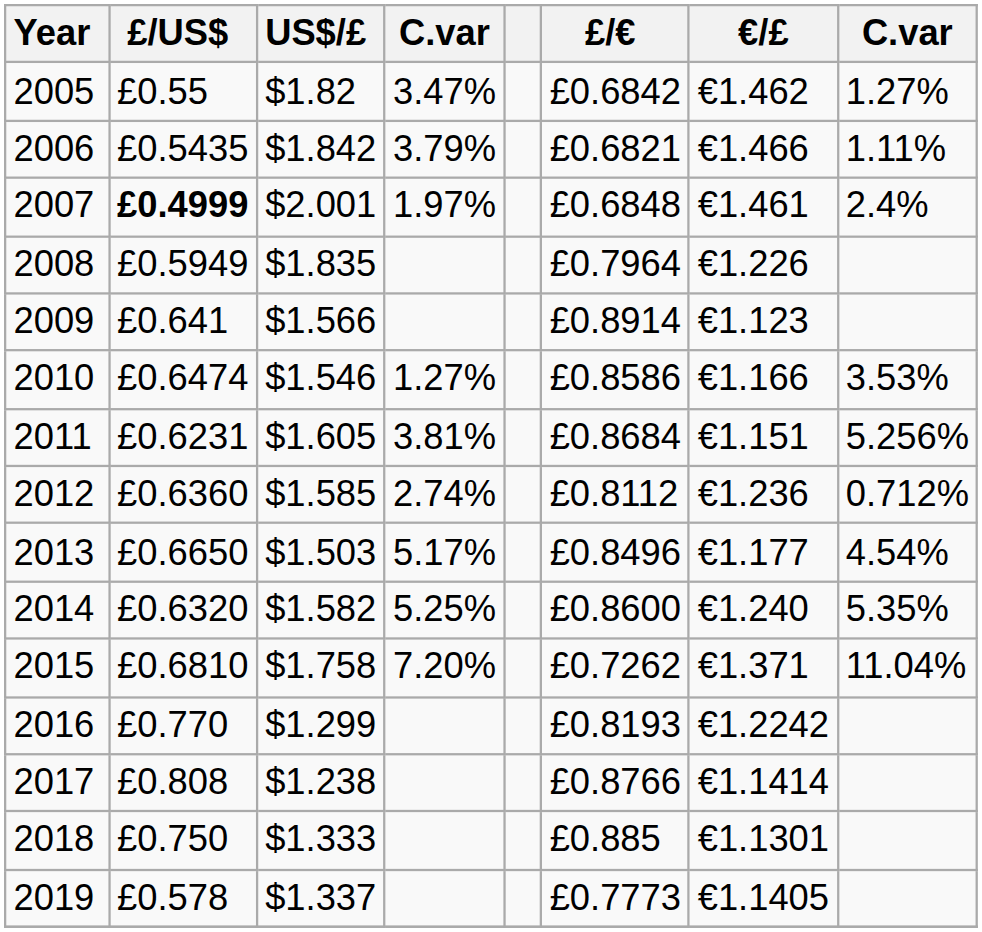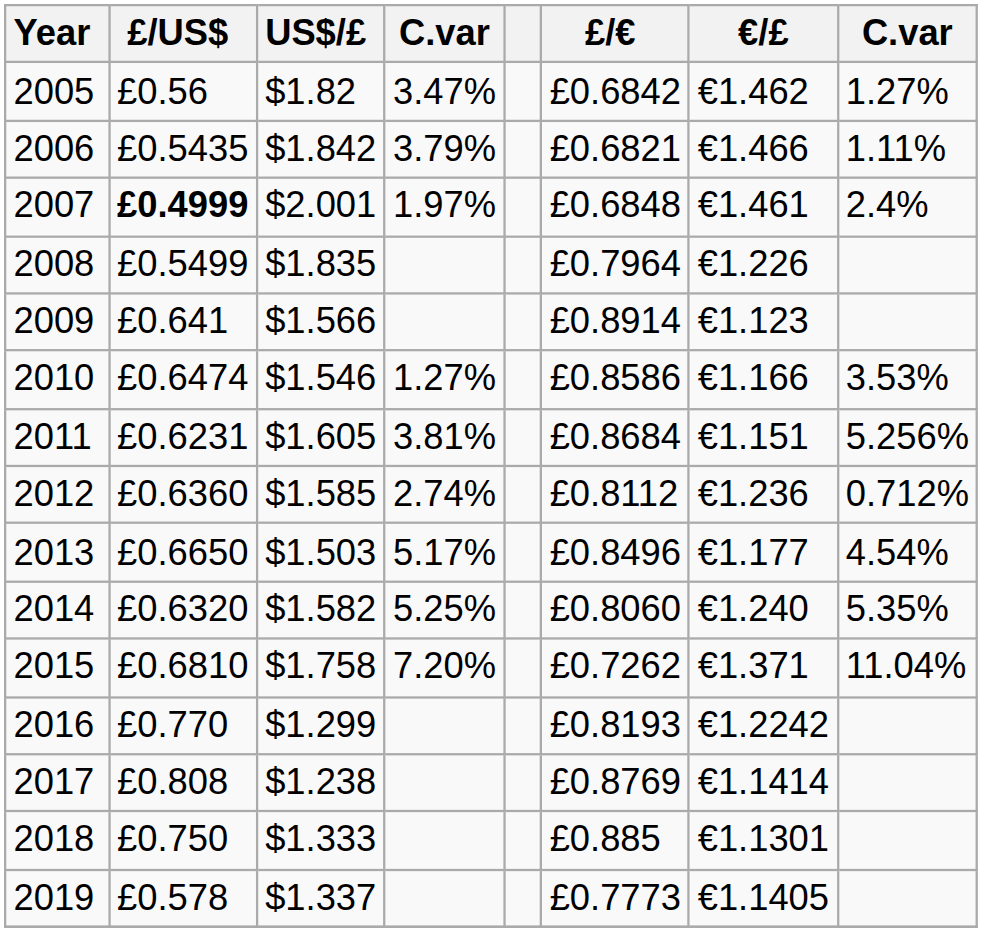(163, 90) £0.55 -> (163, 90) £0.56
(183, 263) £0.5949 -> (183, 263) £0.5499
(615, 609) £0.8600 -> (615, 609) £0.8060
(615, 782) £0.8766 -> (615, 782) £0.8769
